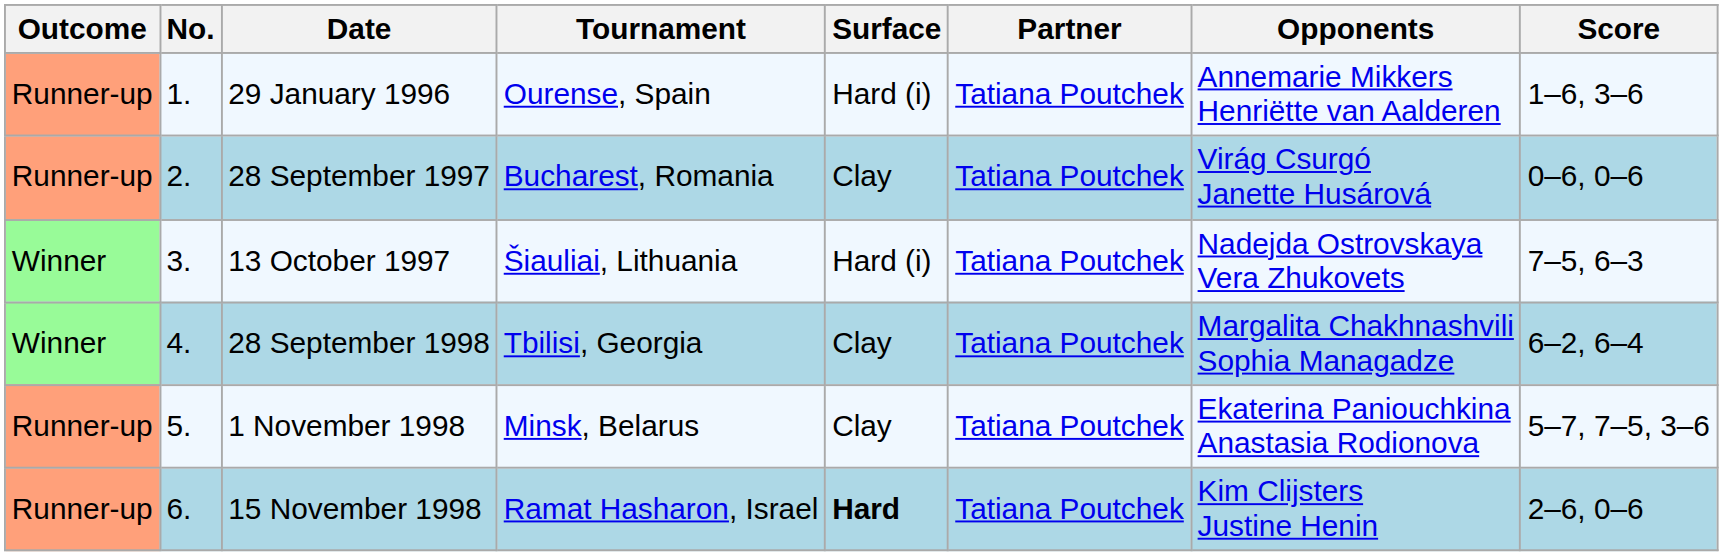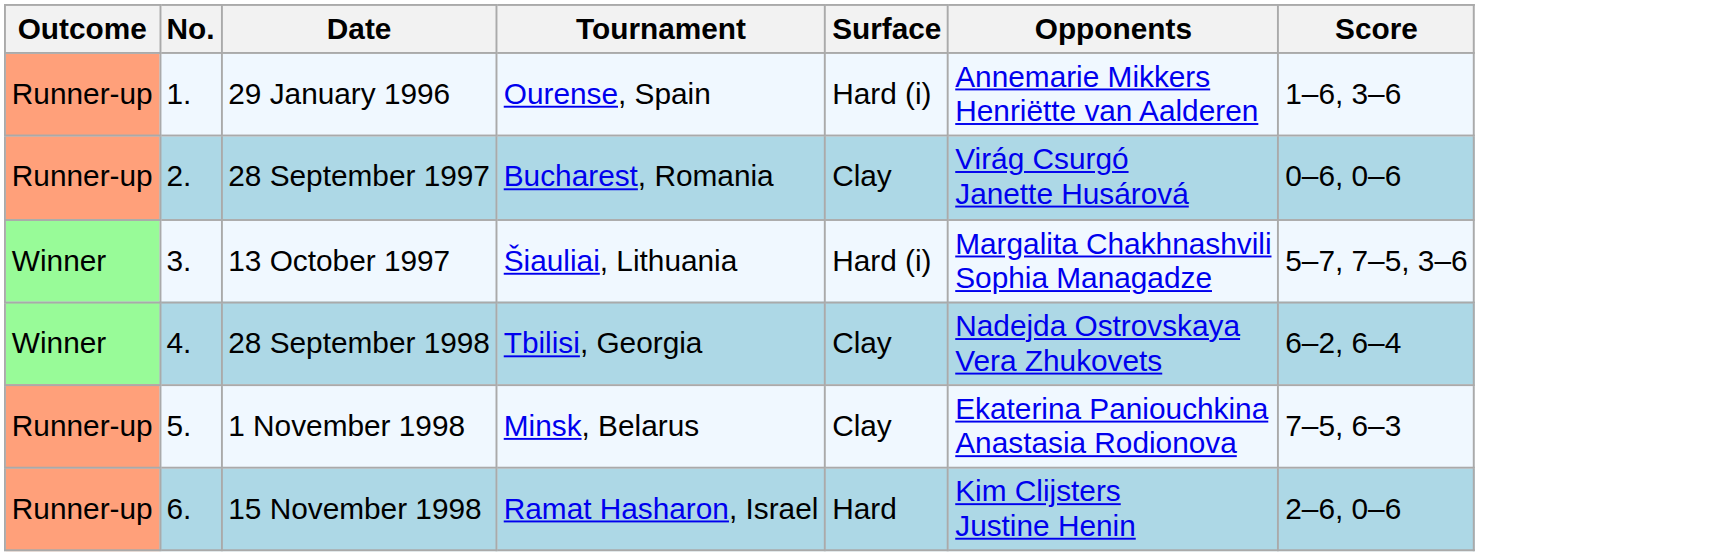- column: (1070, 28)
(1340, 259) Nadejda Ostrovskaya Vera Zhukovets -> (1113, 259) Margalita Chakhnashvili Sophia Managadze
(1586, 259) 7–5, 6–3 -> (1376, 259) 5–7, 7–5, 3–6
(1356, 342) Margalita Chakhnashvili Sophia Managadze -> (1098, 342) Nadejda Ostrovskaya Vera Zhukovets
(1619, 425) 5–7, 7–5, 3–6 -> (1343, 425) 7–5, 6–3
(866, 508) bold -> (864, 508) normal
